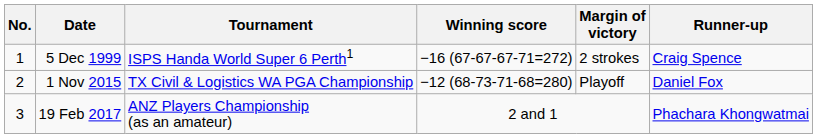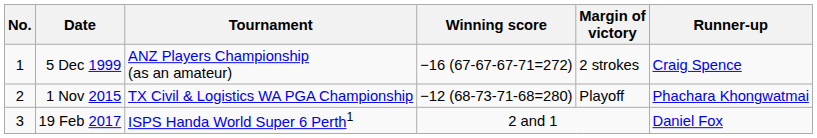(241, 58) ISPS Handa World Super 6 Perth1 -> (219, 64) ANZ Players Championship (as an amateur)
(688, 82) Daniel Fox -> (731, 96) Phachara Khongwatmai
(219, 114) ANZ Players Championship (as an amateur) -> (241, 121) ISPS Handa World Super 6 Perth1
(731, 114) Phachara Khongwatmai -> (688, 121) Daniel Fox
